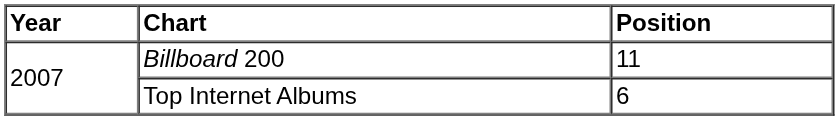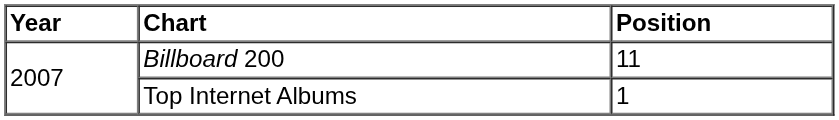(623, 95) 6 -> (623, 95) 1
